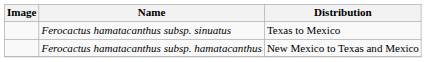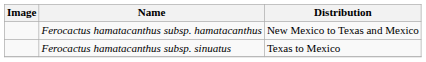rows swapped: (152, 48) <-> (136, 30)
